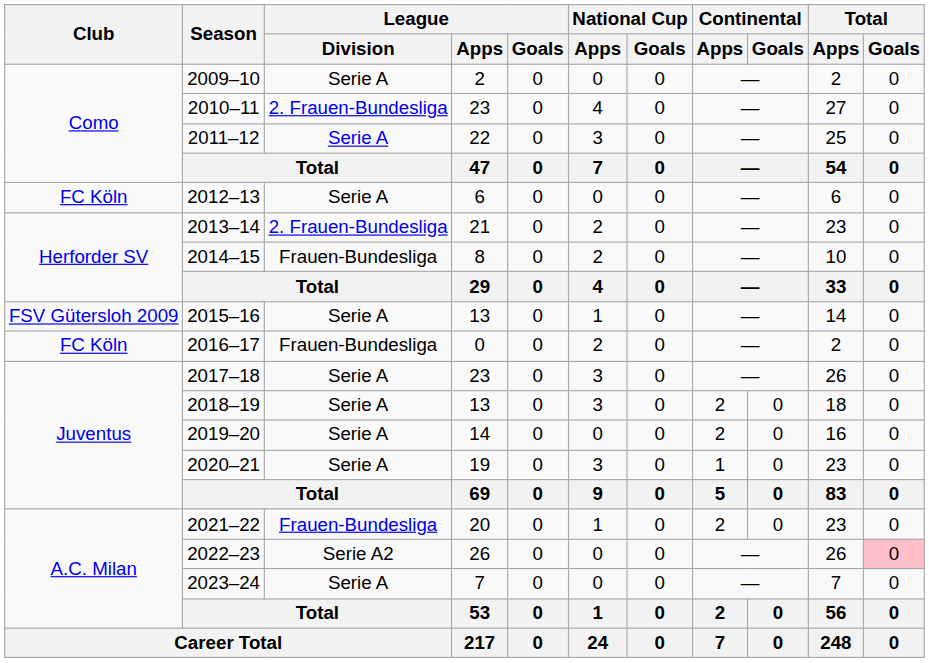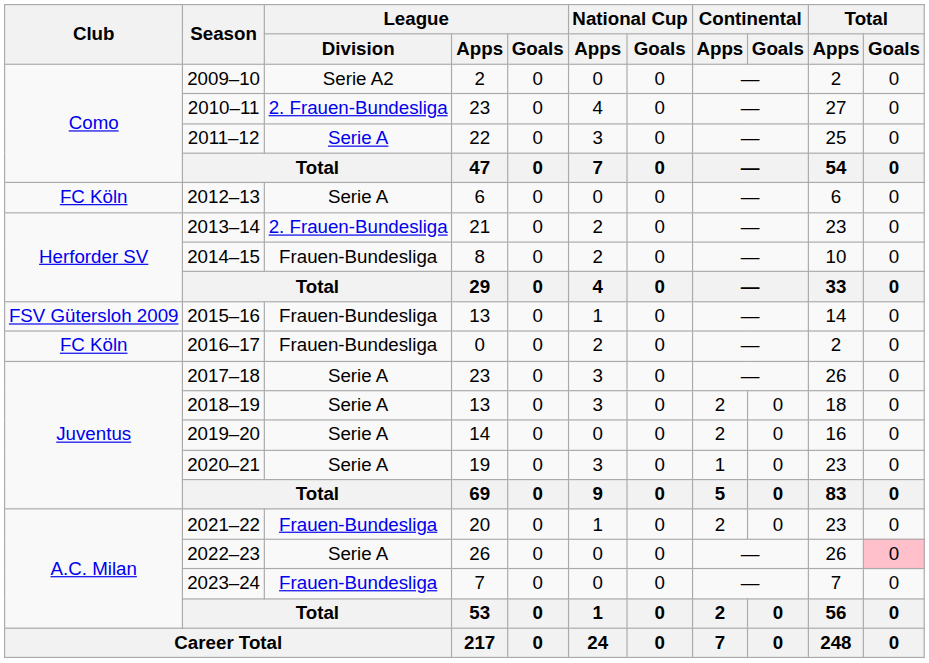(358, 78) Serie A -> (358, 78) Serie A2
(358, 316) Serie A -> (358, 316) Frauen-Bundesliga
(358, 553) Serie A2 -> (358, 553) Serie A
(358, 583) Serie A -> (358, 583) Frauen-Bundesliga
